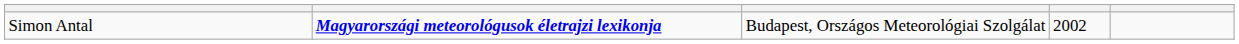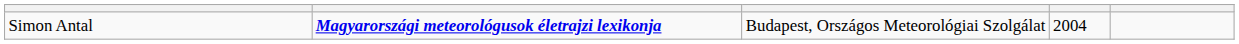(1070, 25) 2002 -> (1070, 25) 2004
